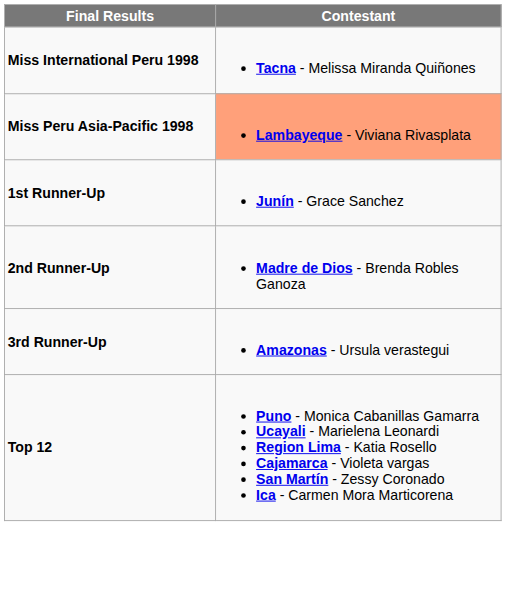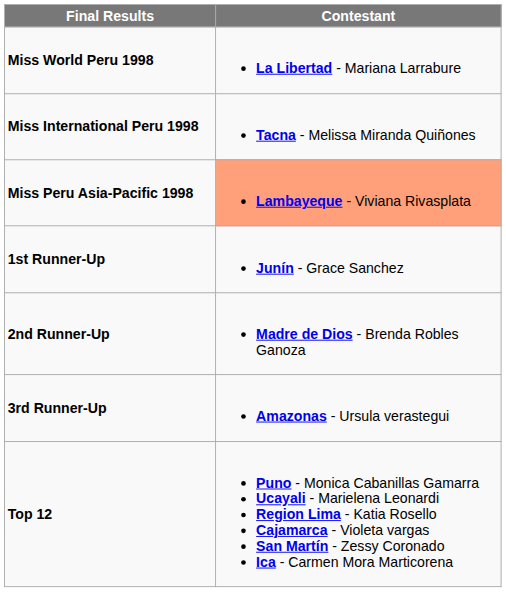+ row: (81, 60)
